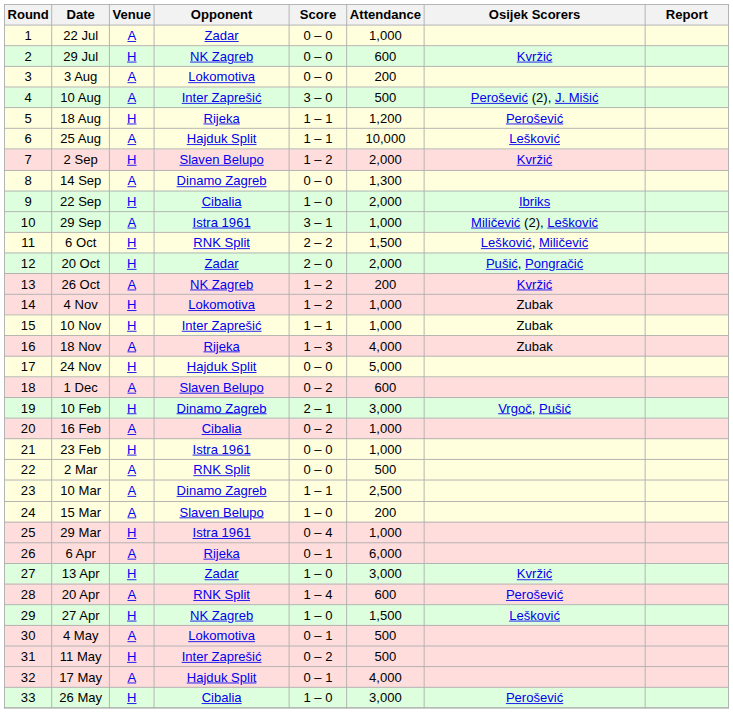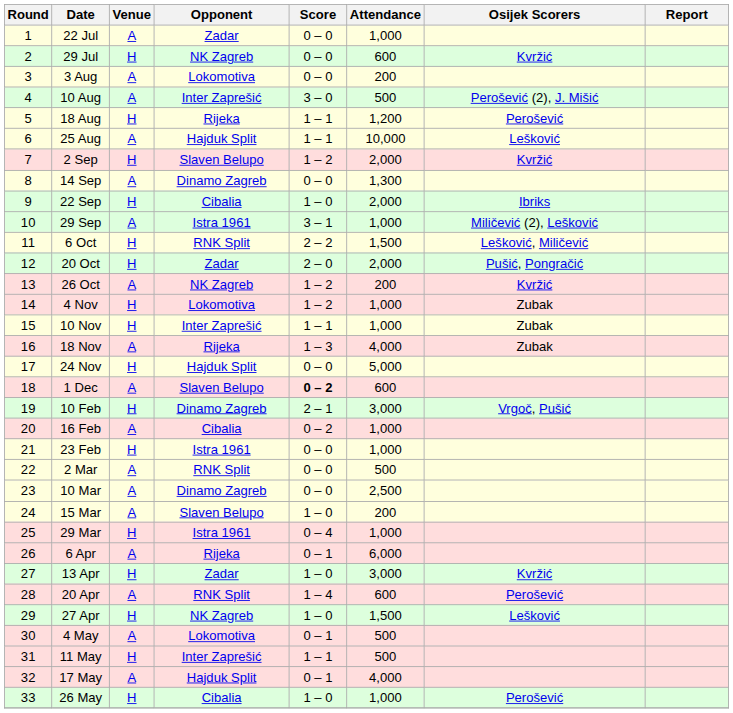(318, 387) normal -> (318, 387) bold
(318, 491) 1 – 1 -> (318, 491) 0 – 0
(318, 656) 0 – 2 -> (318, 656) 1 – 1
(385, 698) 3,000 -> (385, 698) 1,000
